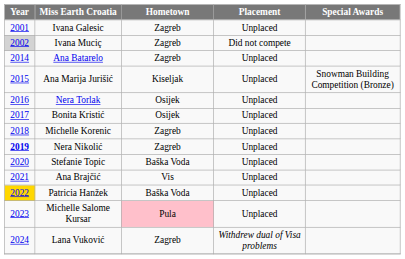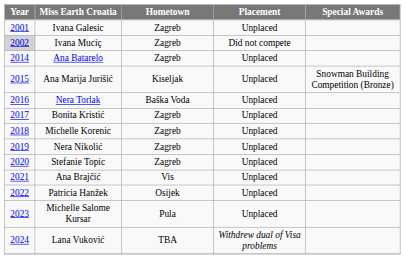(168, 100) Osijek -> (168, 100) Baška Voda
(168, 116) Osijek -> (168, 116) Zagreb
(20, 147) bold -> (20, 147) normal
(168, 162) Baška Voda -> (168, 162) Zagreb
(20, 193) gold background -> (20, 193) no background
(168, 193) Baška Voda -> (168, 193) Osijek
(168, 214) pink background -> (168, 214) no background
(168, 240) Zagreb -> (168, 240) TBA
